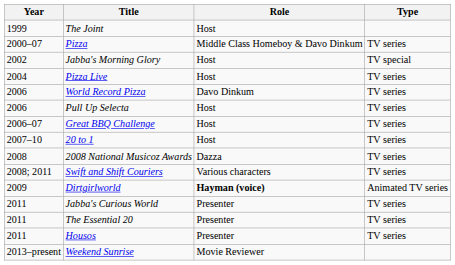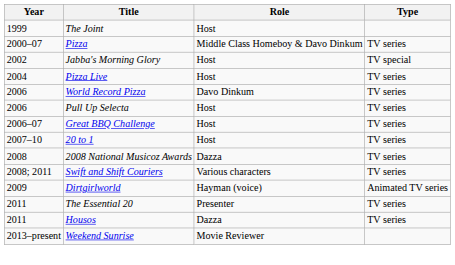(231, 188) bold -> (229, 188) normal
- row: (112, 204)
(215, 236) Presenter -> (209, 220) Dazza
